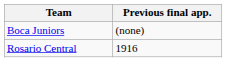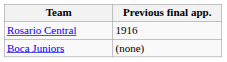rows swapped: (36, 30) <-> (42, 48)
